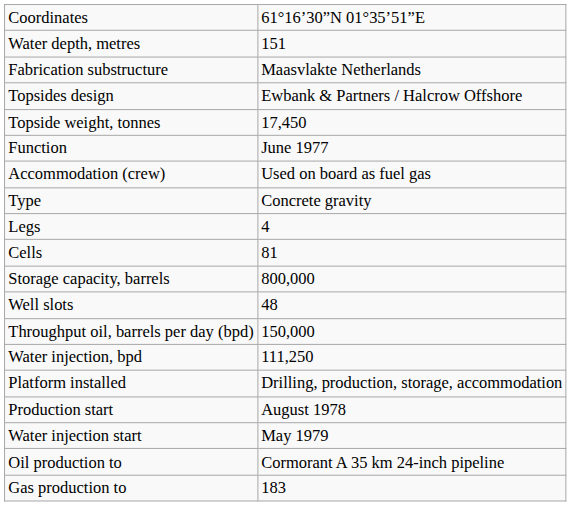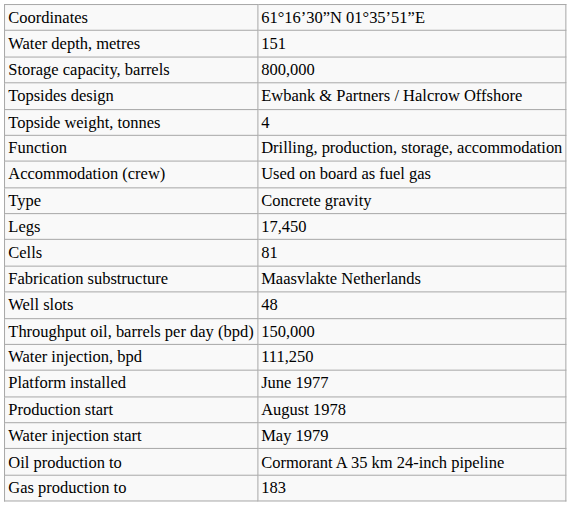rows swapped: (88, 69) <-> (89, 278)
(284, 122) 17,450 -> (265, 122) 4
(295, 148) June 1977 -> (412, 148) Drilling, production, storage, accommodation
(265, 226) 4 -> (284, 226) 17,450
(412, 383) Drilling, production, storage, accommodation -> (295, 383) June 1977
